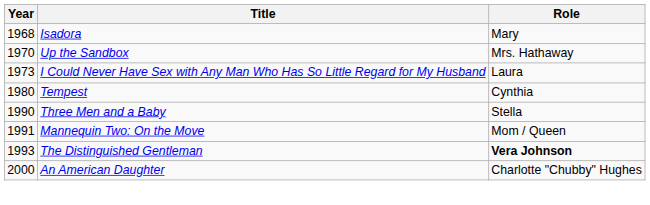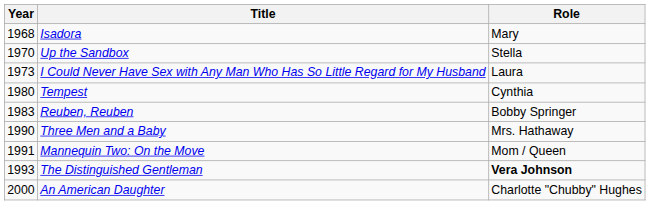(532, 53) Mrs. Hathaway -> (507, 53) Stella
+ row: (87, 111)
(507, 111) Stella -> (532, 131) Mrs. Hathaway
